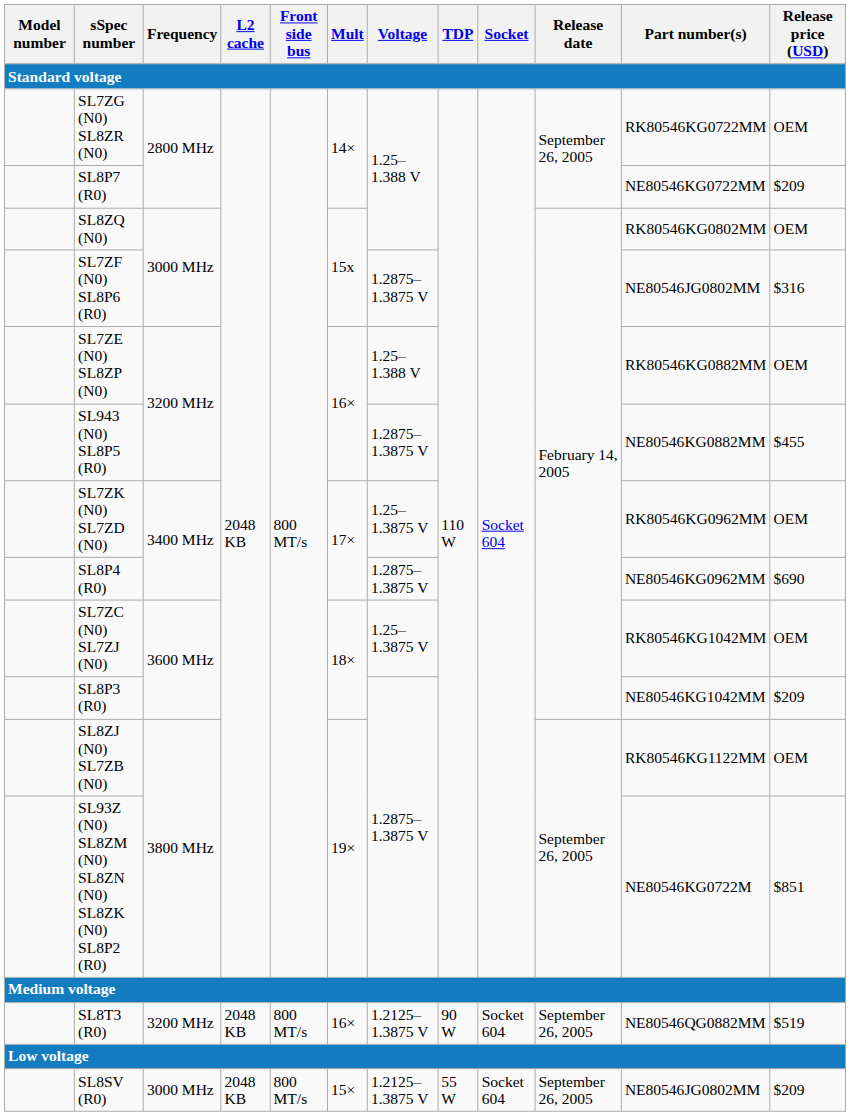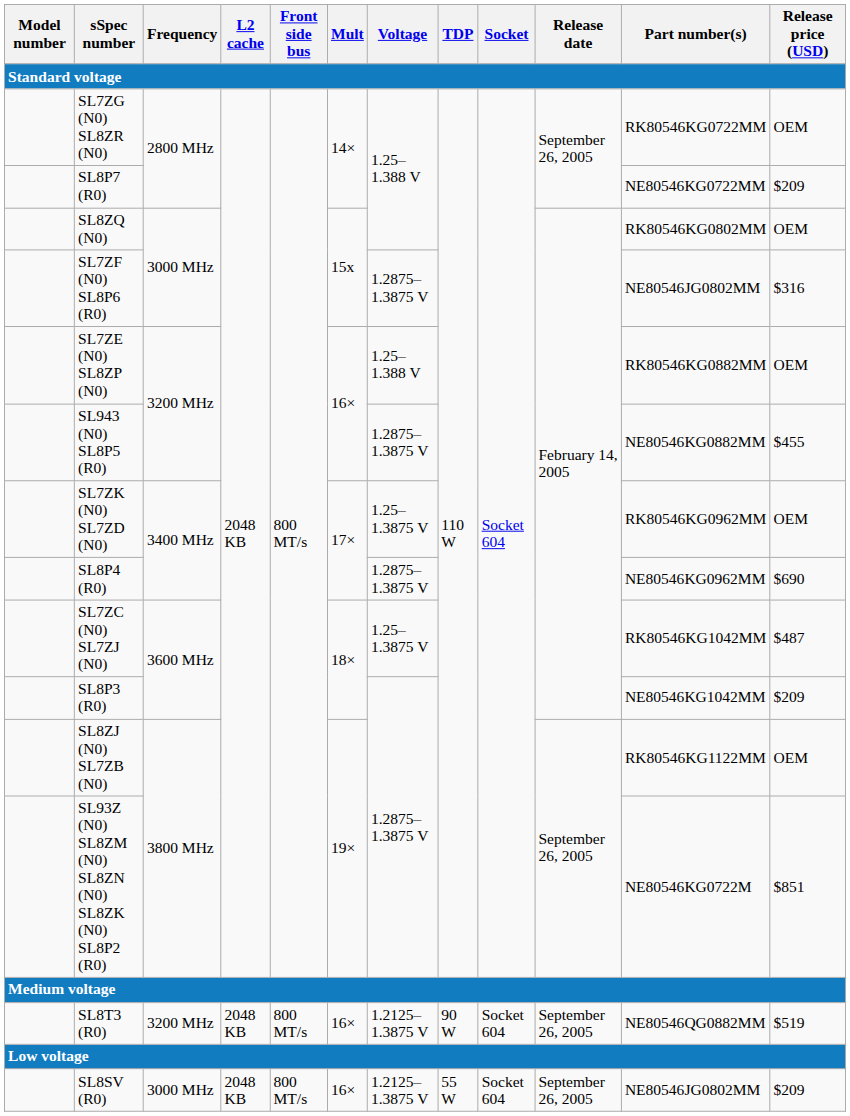(791, 638) OEM -> (789, 638) $487
(343, 1089) 15× -> (343, 1089) 16×
